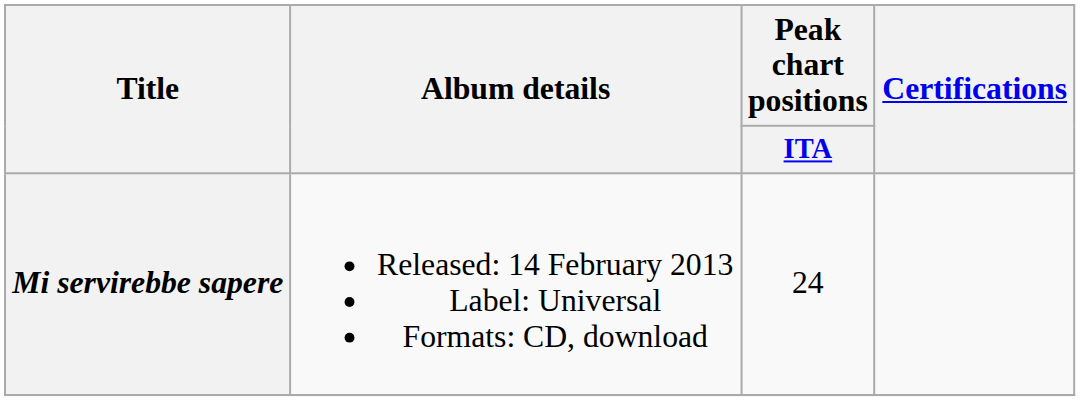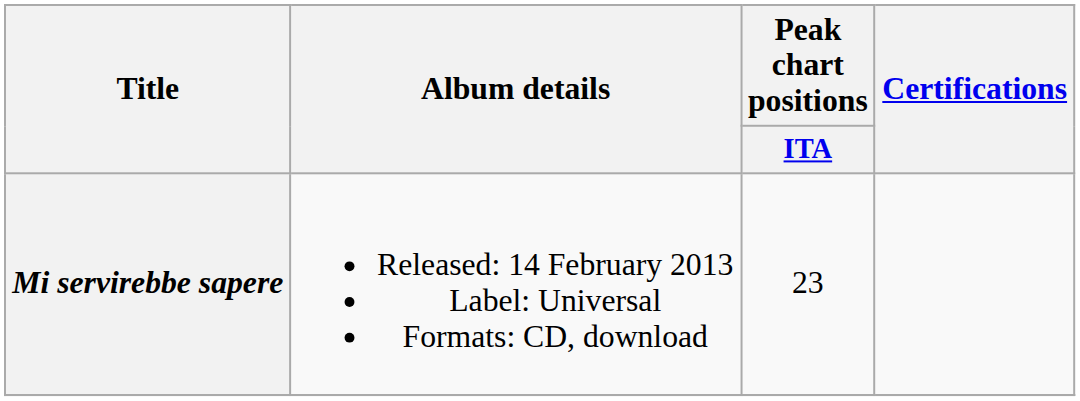(808, 283) 24 -> (808, 283) 23
